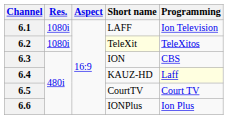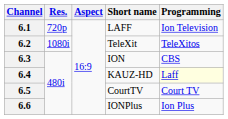(58, 28) 1080i -> (57, 28) 720p
(122, 43) lightyellow background -> (122, 43) no background
